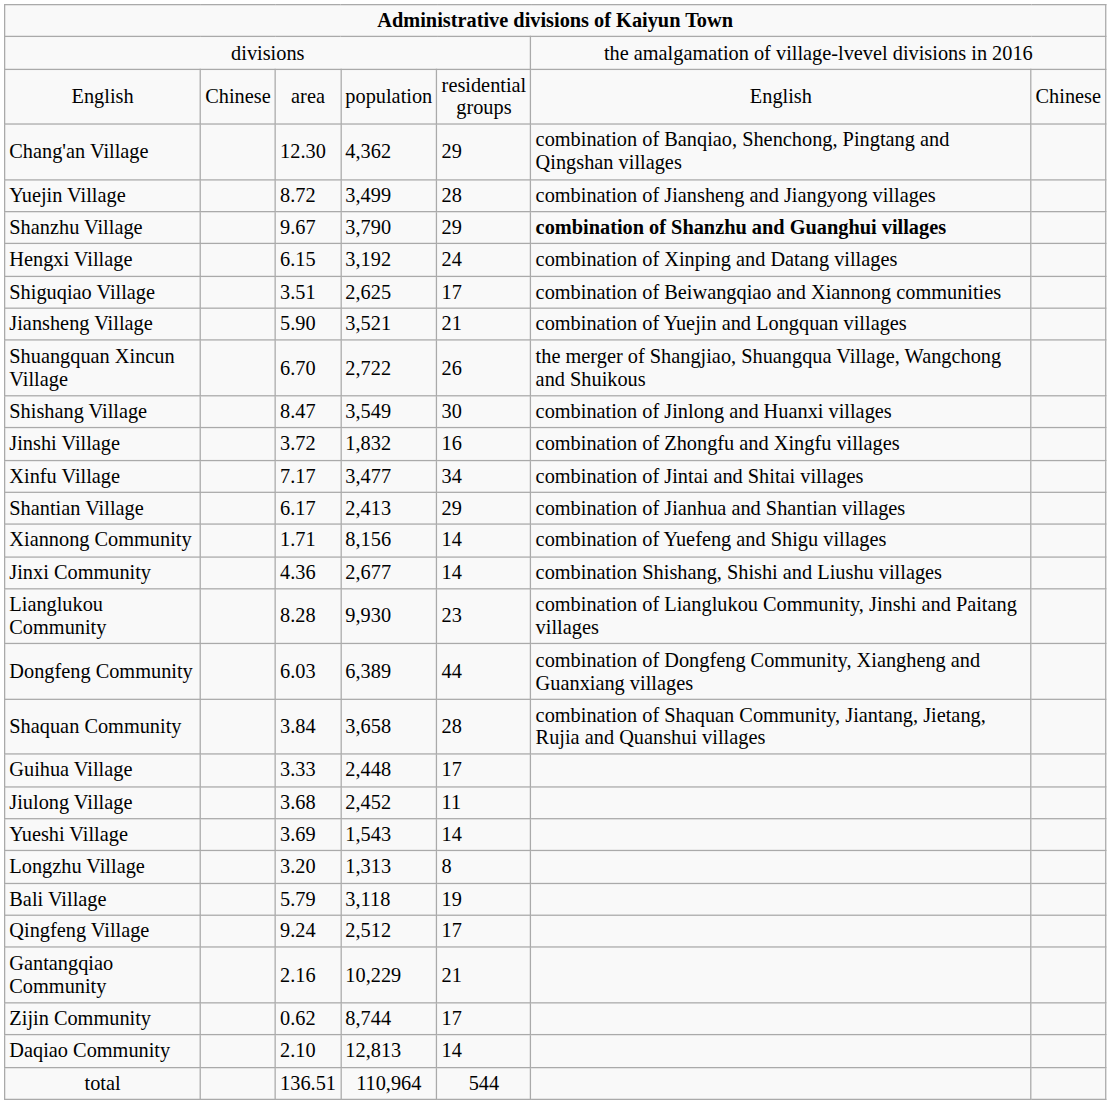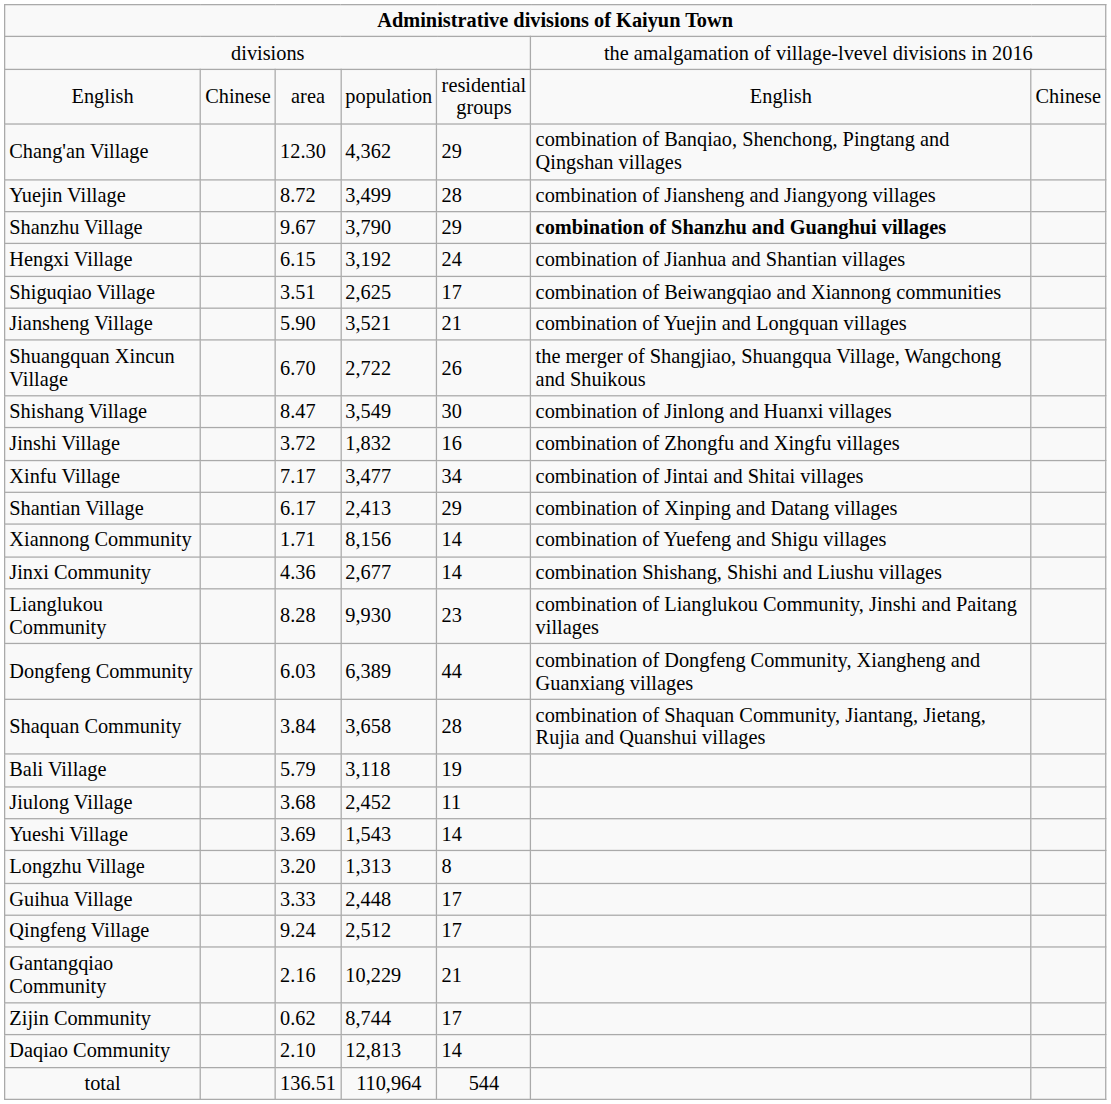(716, 259) combination of Xinping and Datang villages -> (720, 259) combination of Jianhua and Shantian villages
(720, 508) combination of Jianhua and Shantian villages -> (716, 508) combination of Xinping and Datang villages
rows swapped: (71, 770) <-> (58, 898)
